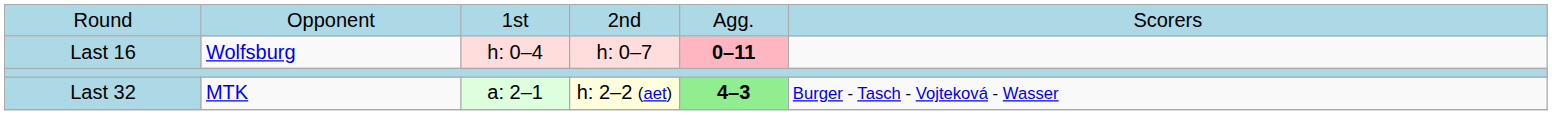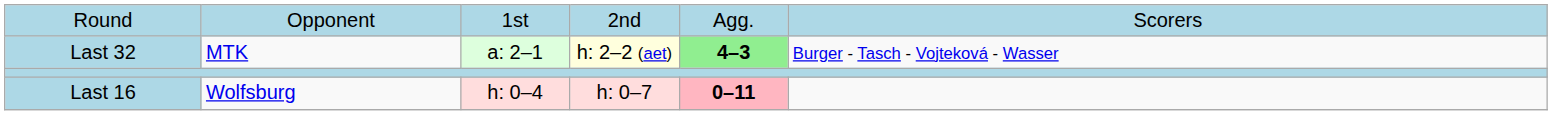rows swapped: (103, 93) <-> (103, 52)
